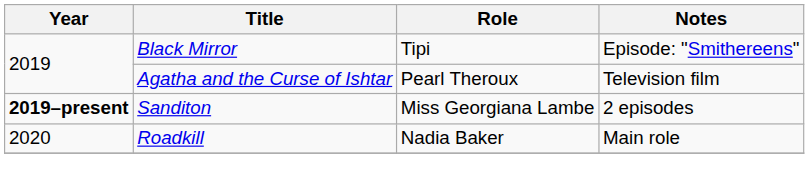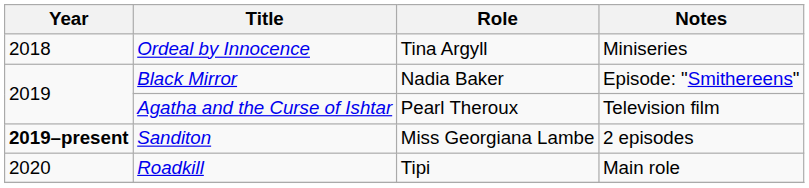+ row: (224, 49)
(416, 49) Tipi -> (452, 78) Nadia Baker
(452, 138) Nadia Baker -> (416, 167) Tipi
